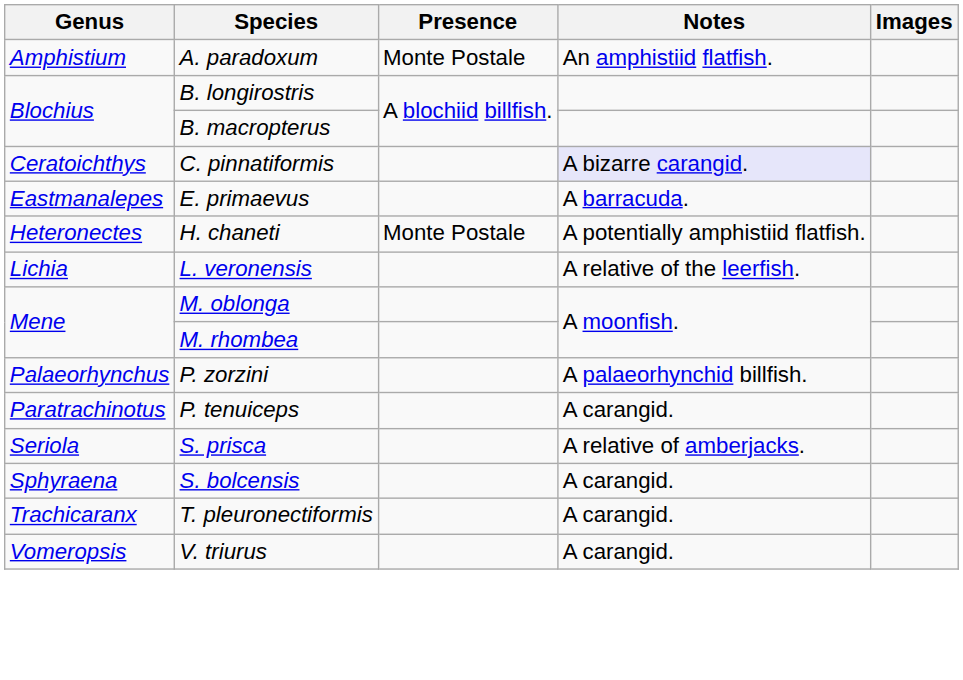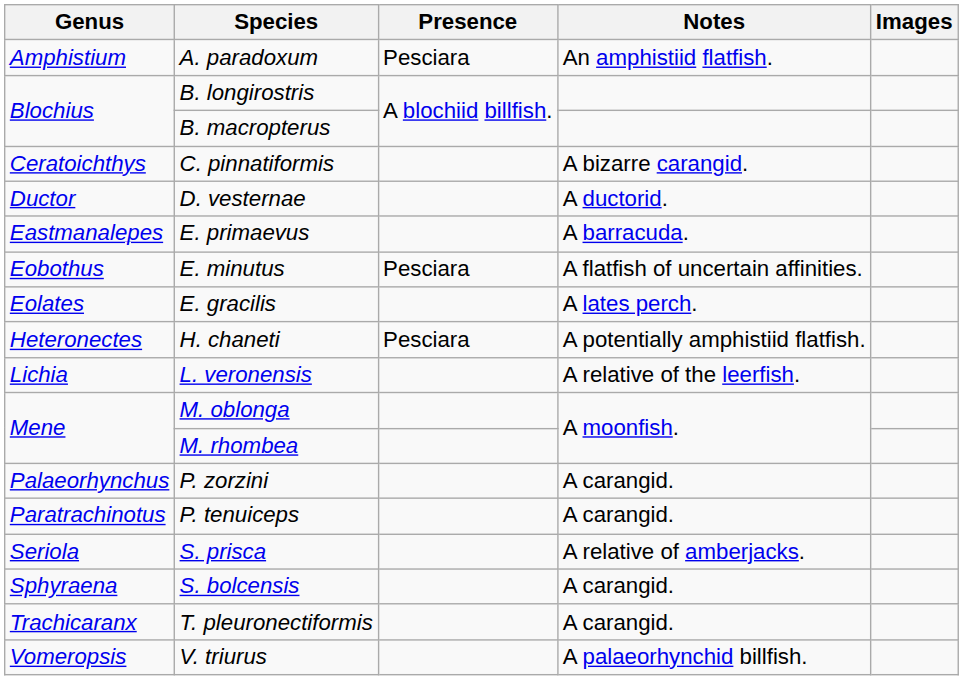(454, 57) Monte Postale -> (426, 57) Pesciara
(655, 163) lavender background -> (655, 163) no background
+ row: (243, 198)
+ row: (232, 269)
+ row: (228, 304)
(454, 233) Monte Postale -> (426, 339) Pesciara
(685, 374) A palaeorhynchid billfish. -> (618, 480) A carangid.
(618, 551) A carangid. -> (685, 657) A palaeorhynchid billfish.
